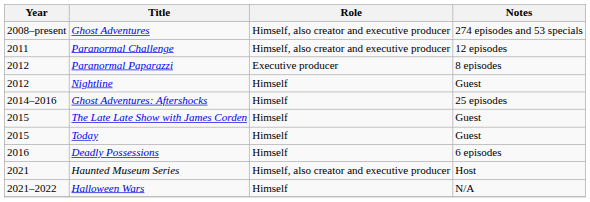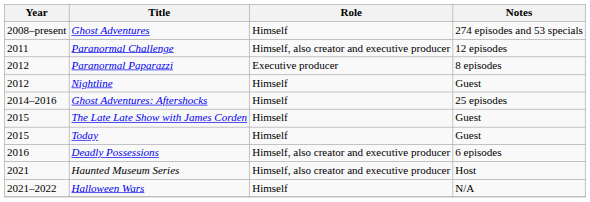(351, 30) Himself, also creator and executive producer -> (270, 30) Himself
(270, 153) Himself -> (351, 153) Himself, also creator and executive producer
